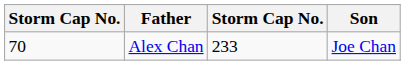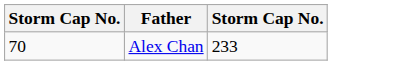- column: (364, 18)
